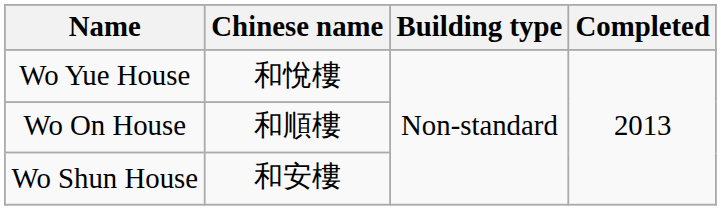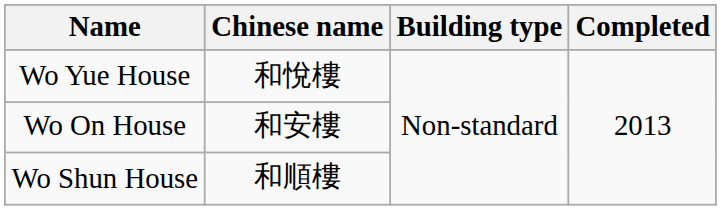(297, 125) 和順樓 -> (297, 125) 和安樓
(297, 176) 和安樓 -> (297, 176) 和順樓
